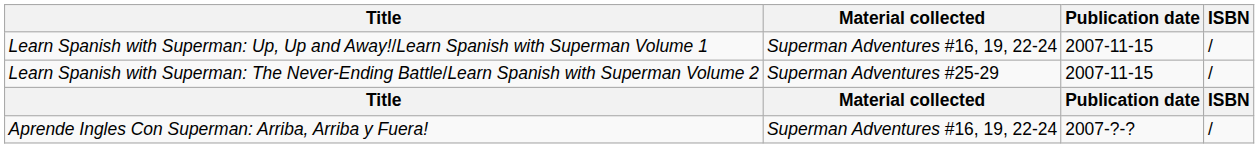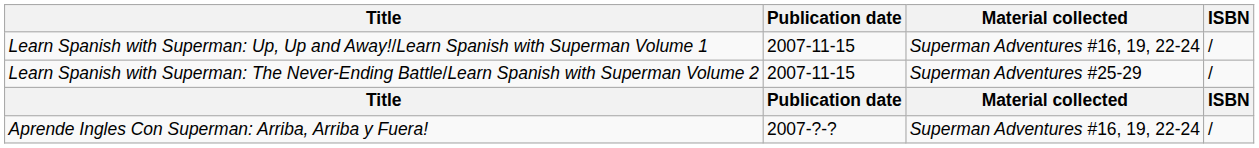columns swapped: (912, 18) <-> (1133, 18)
